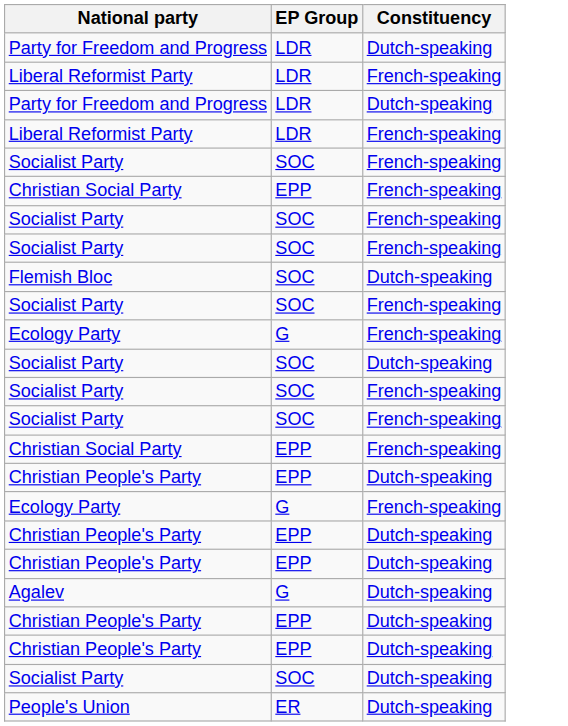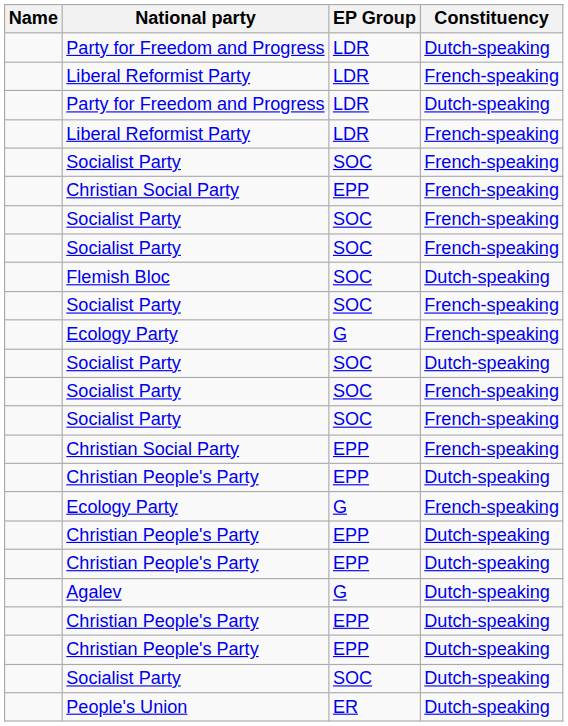+ column: (33, 18)
